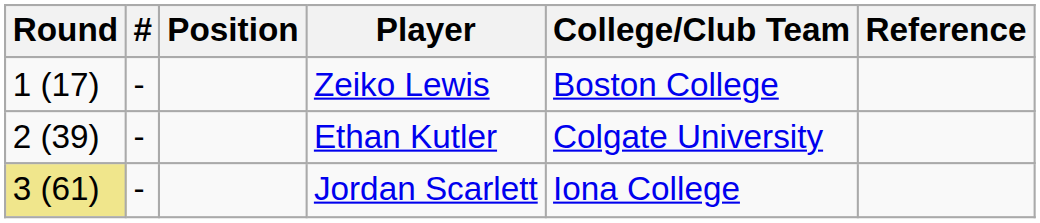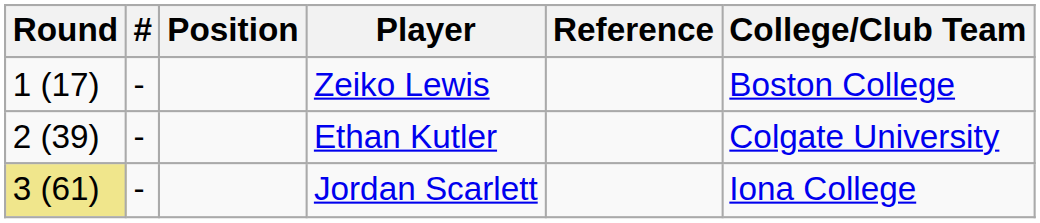columns swapped: (702, 30) <-> (946, 30)
